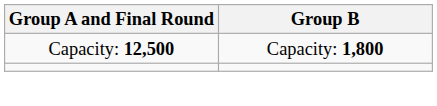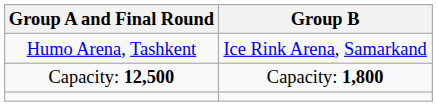+ row: (111, 48)
